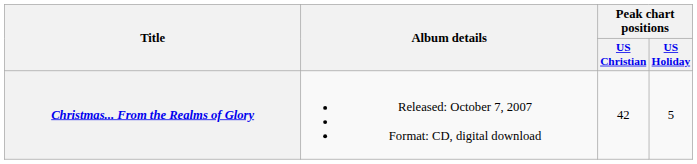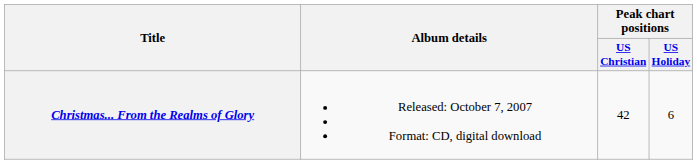(671, 114) 5 -> (671, 114) 6
